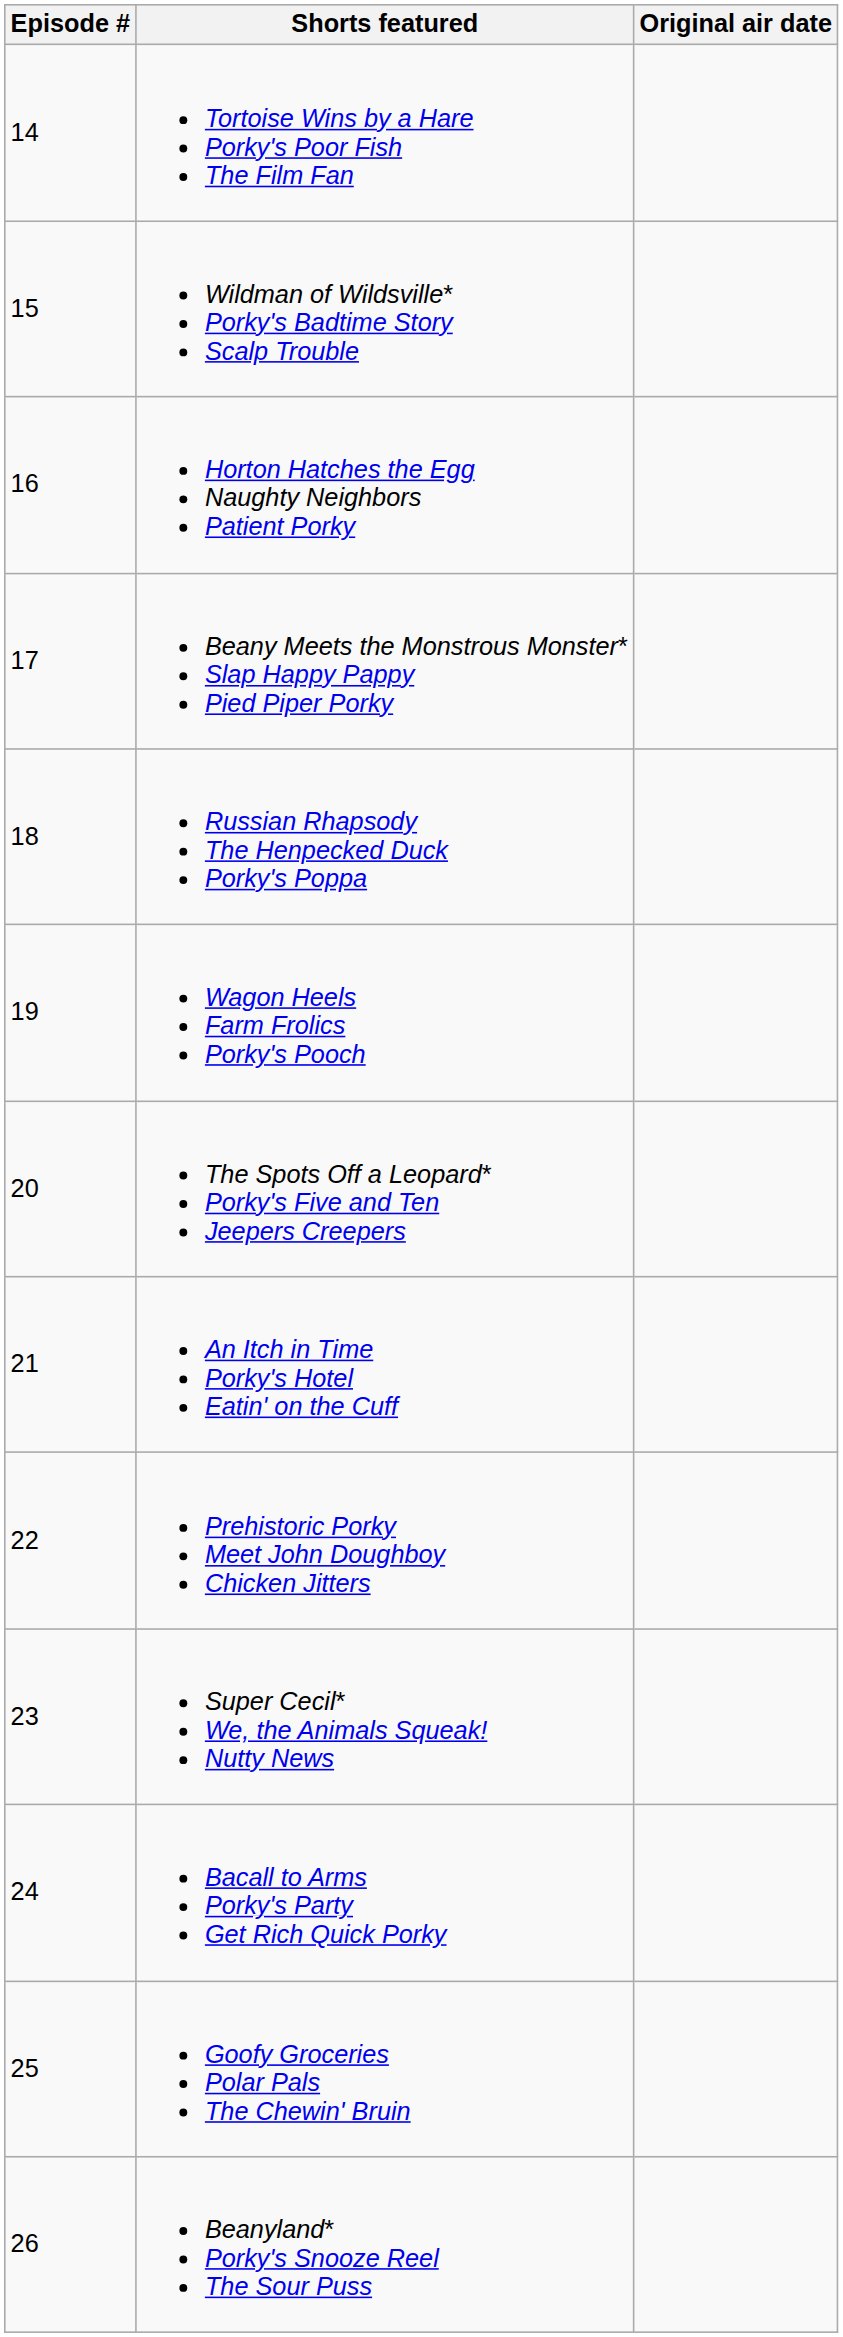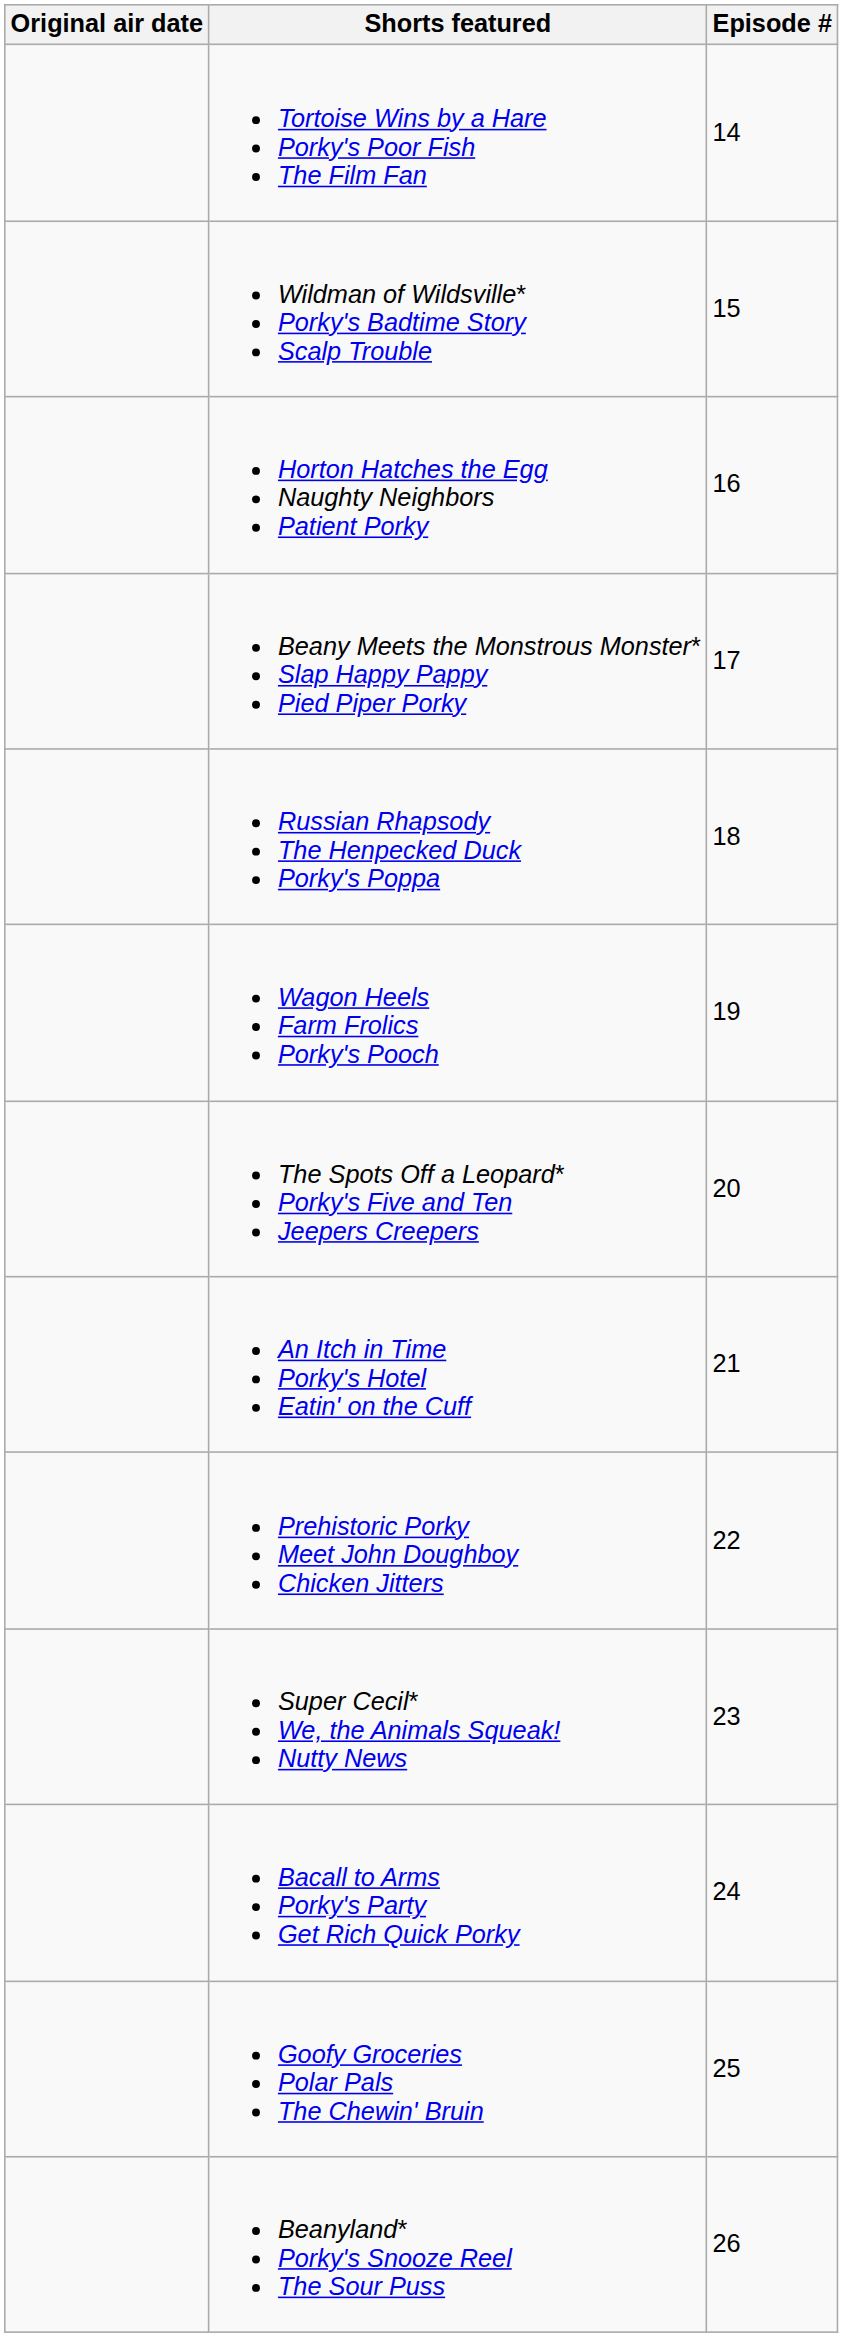columns swapped: (70, 24) <-> (736, 24)
